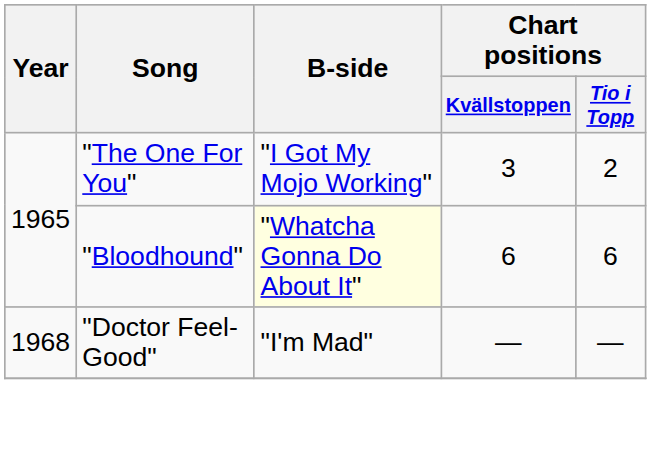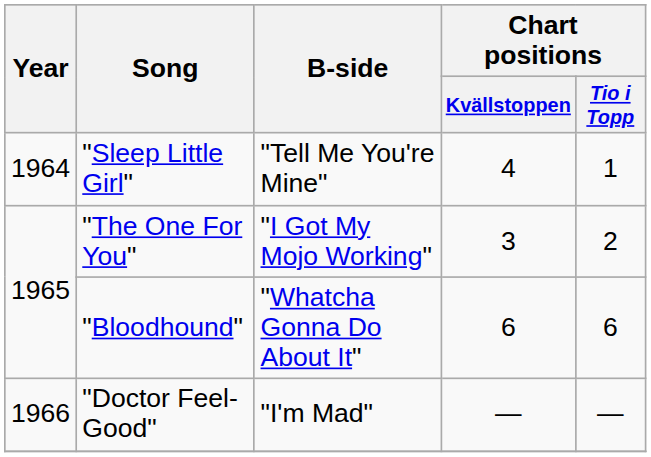+ row: (153, 168)
(321, 255) lightyellow background -> (321, 327) no background
(40, 342) 1968 -> (40, 414) 1966
